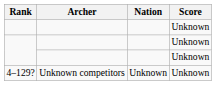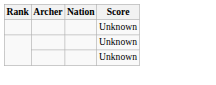- row: (21, 73)
